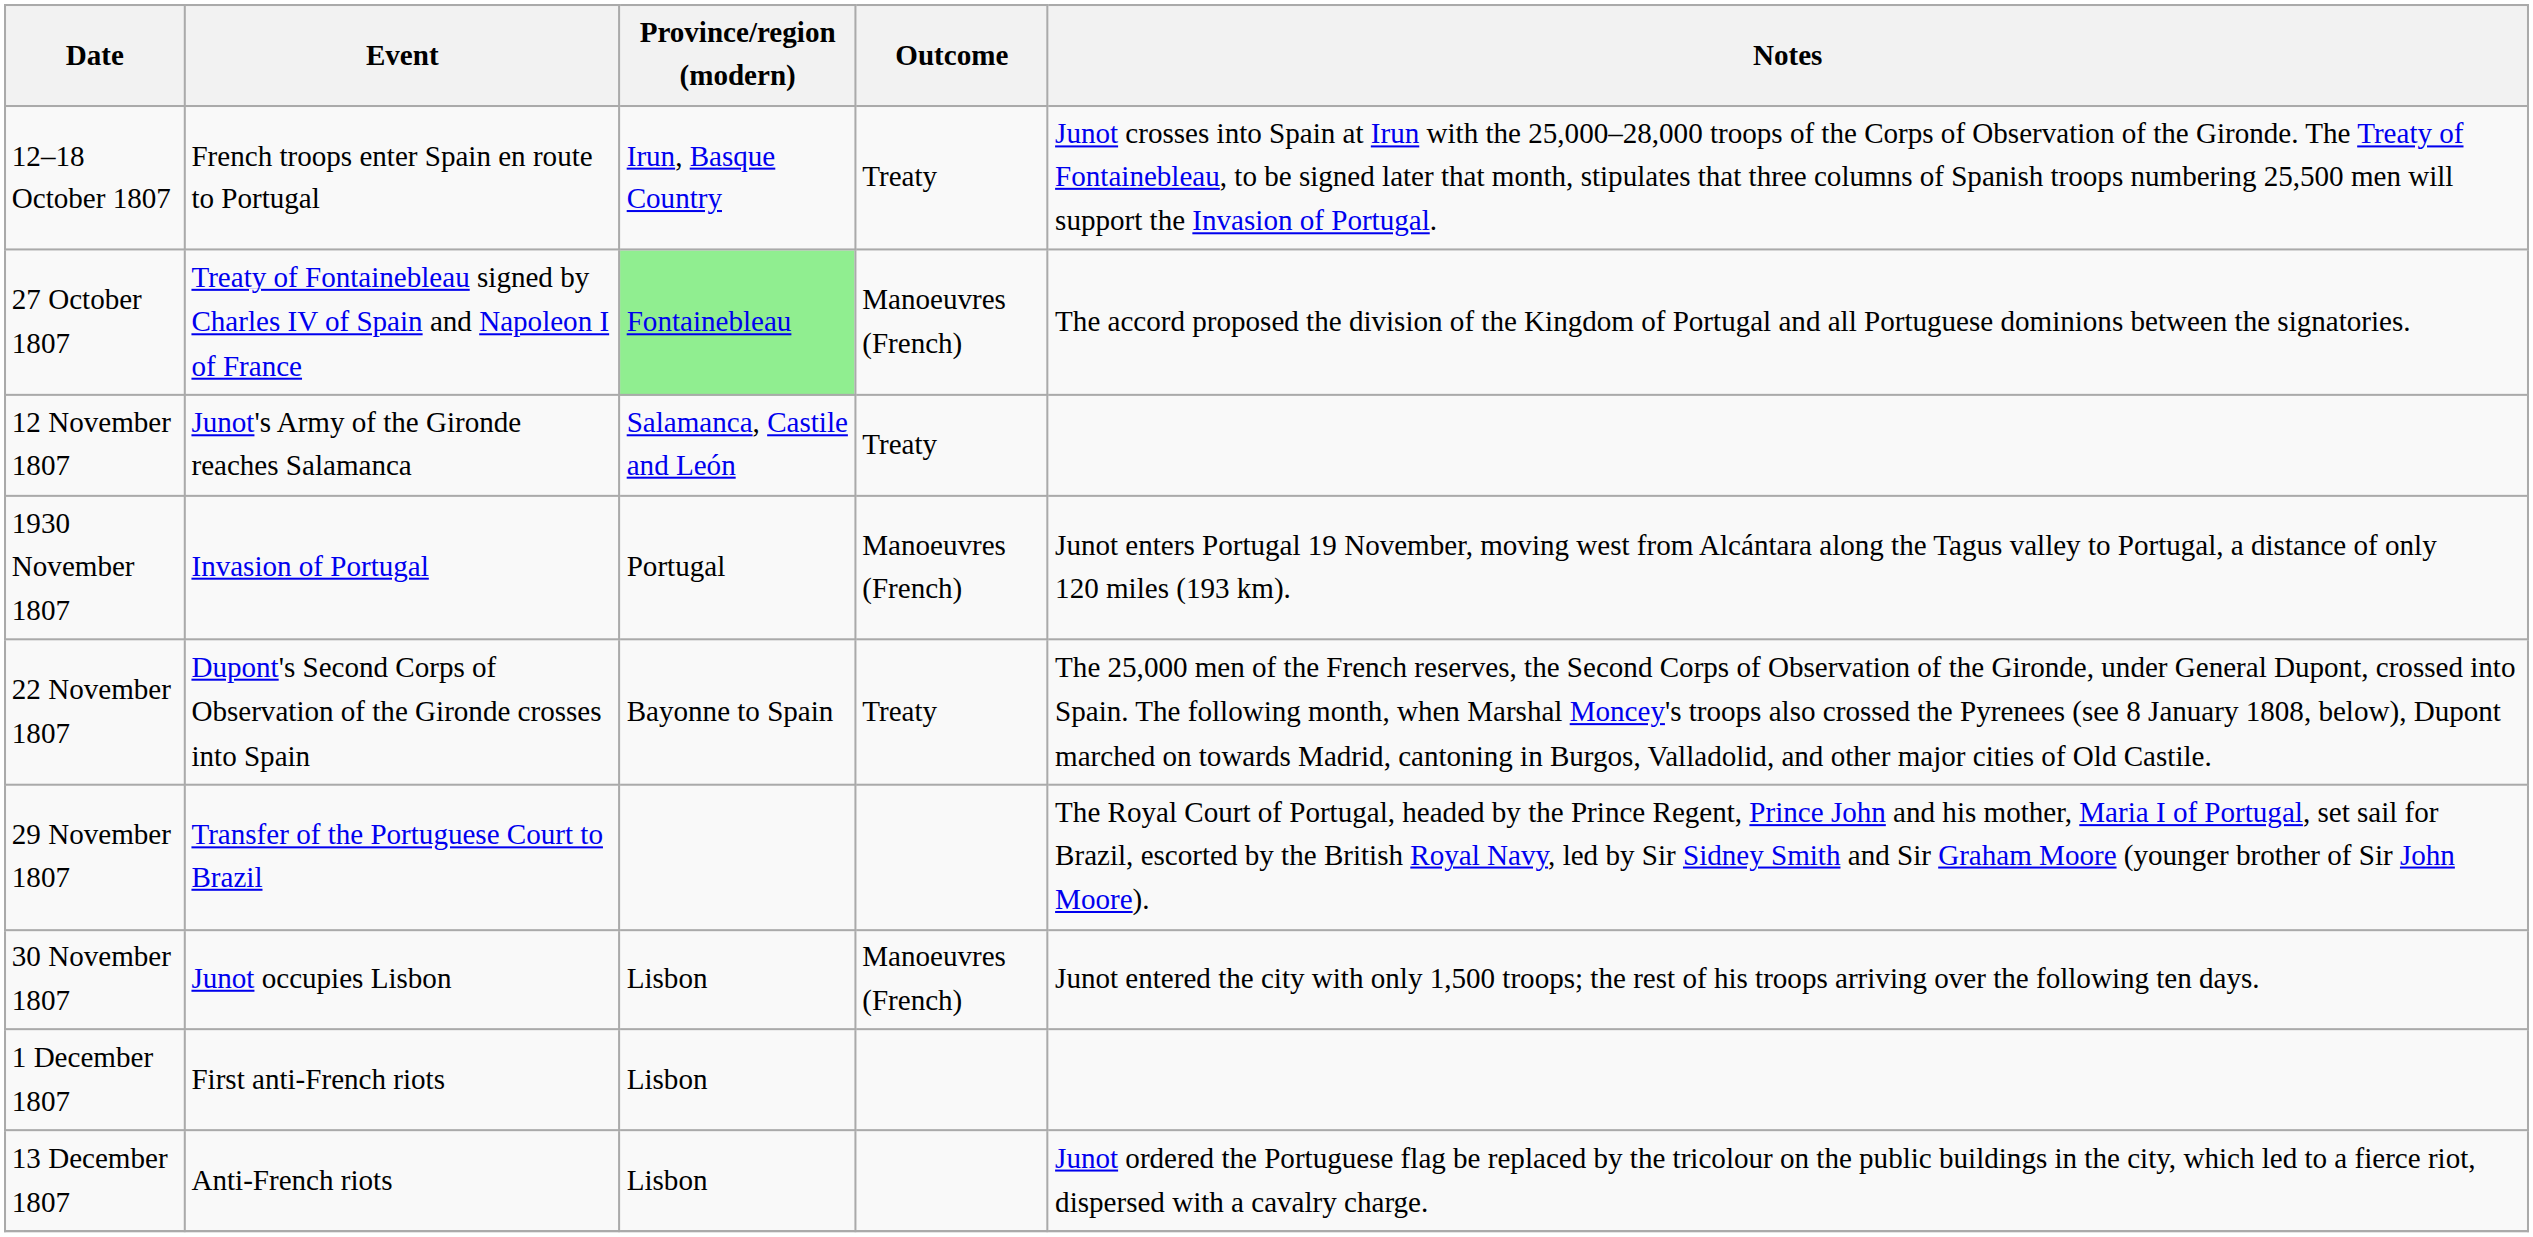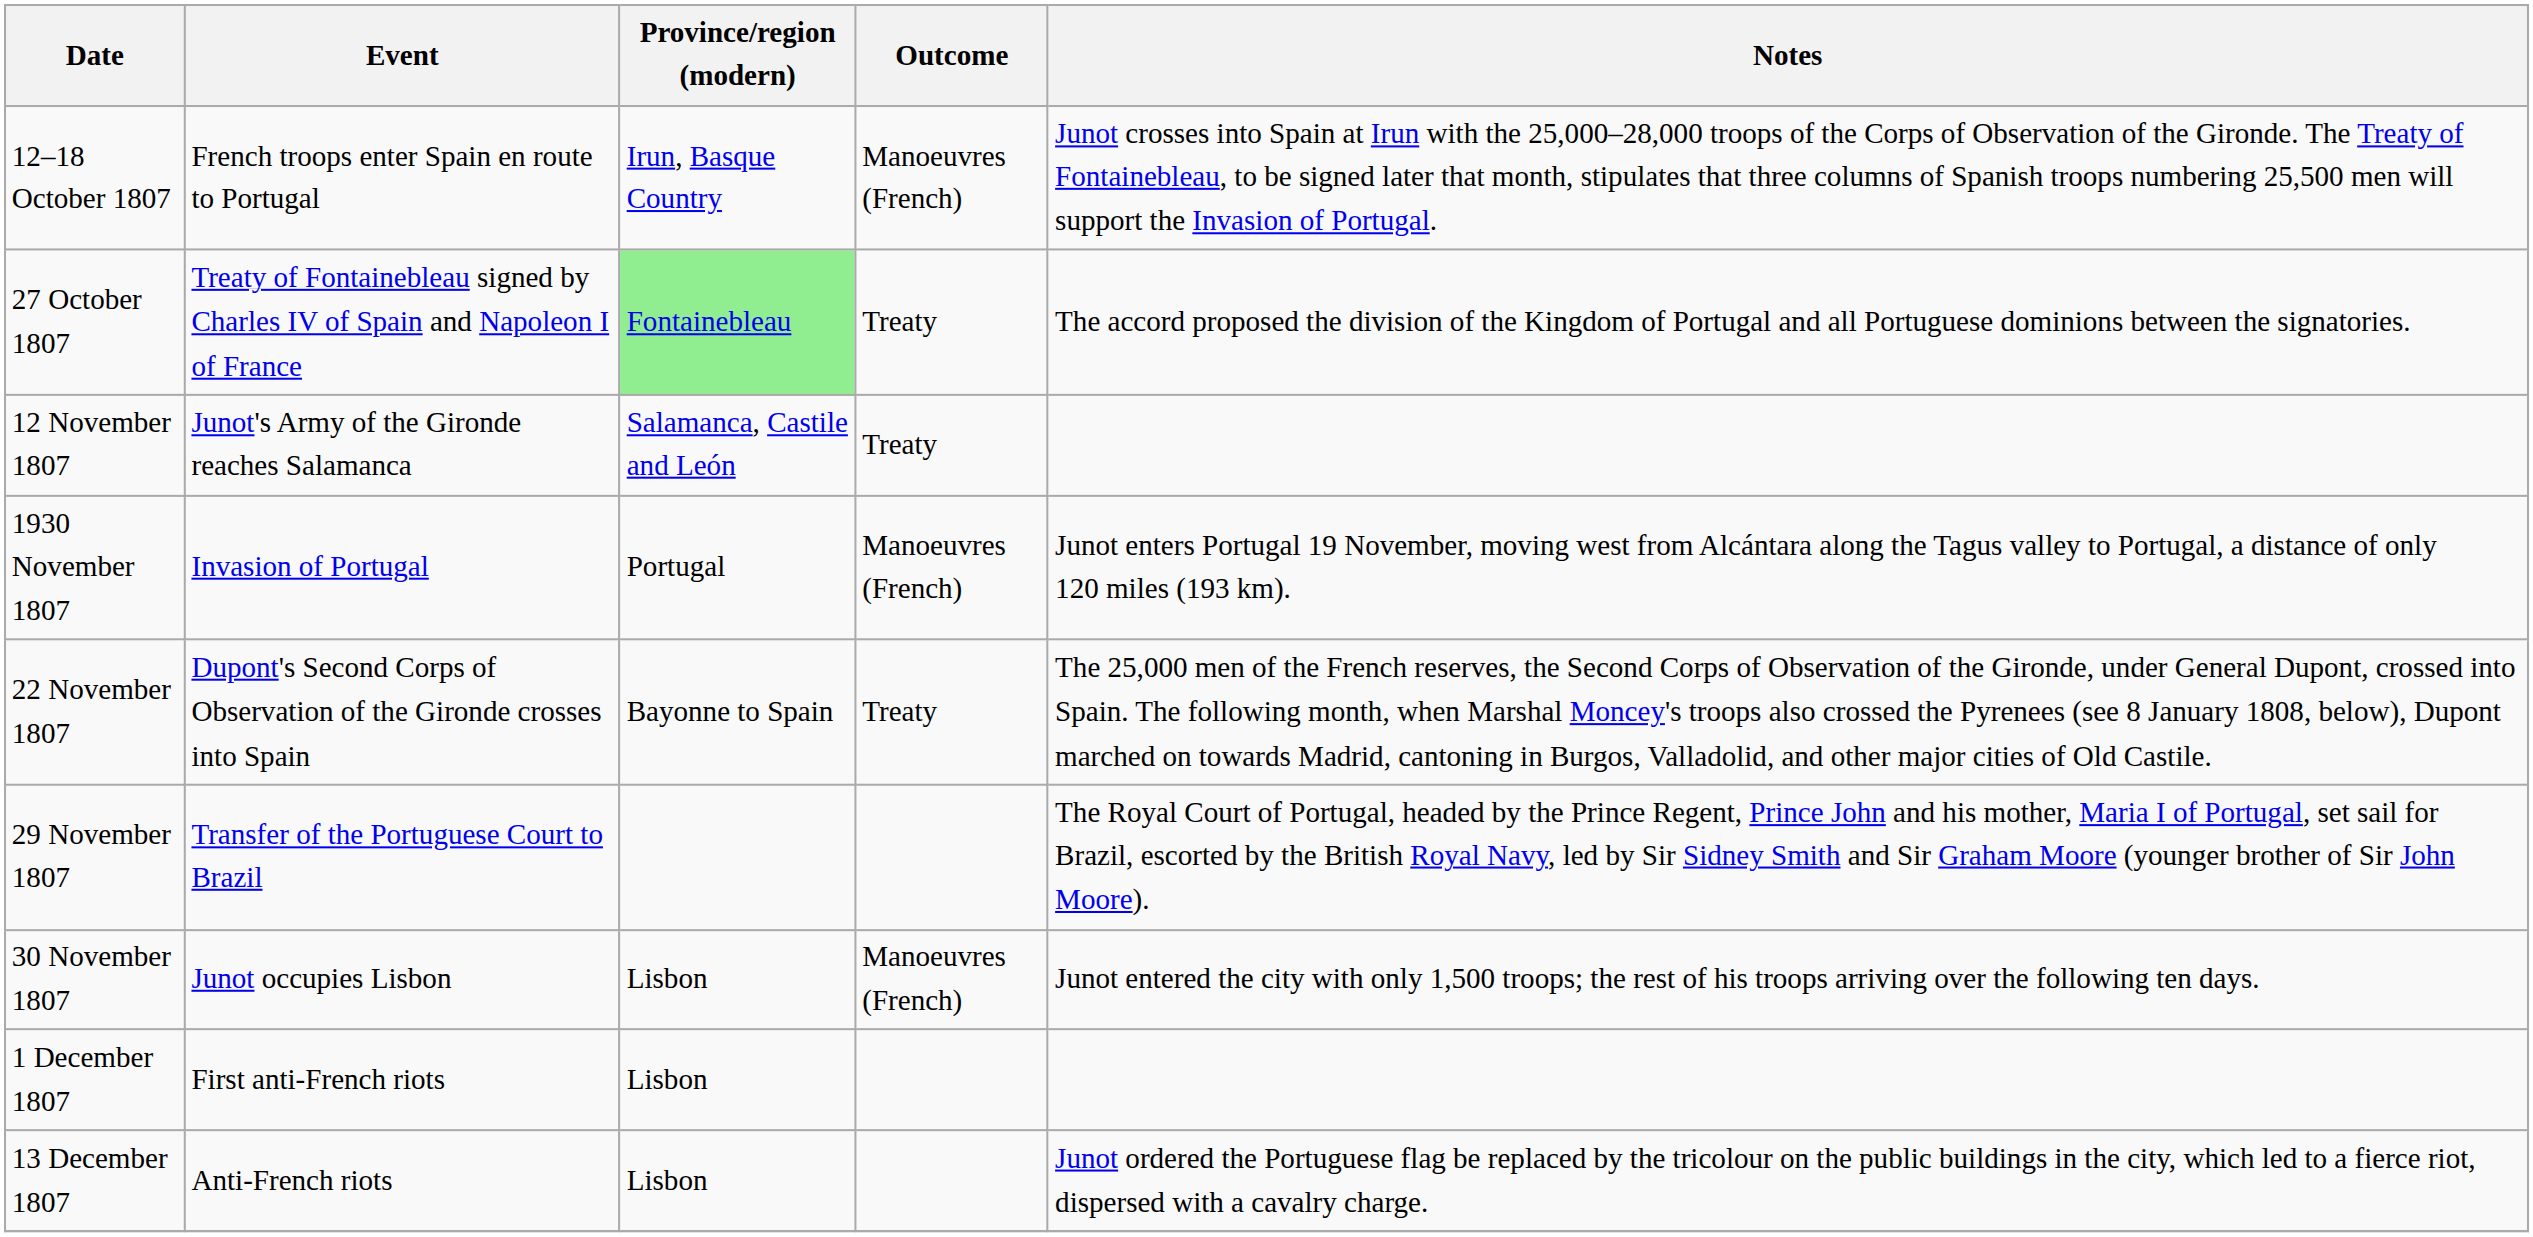(900, 177) Treaty -> (934, 177) Manoeuvres (French)
(934, 321) Manoeuvres (French) -> (900, 321) Treaty
